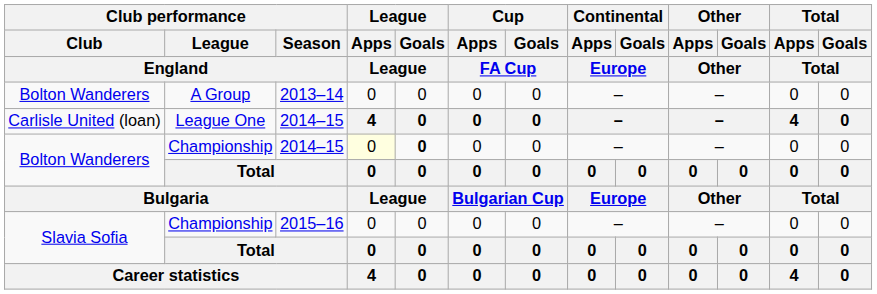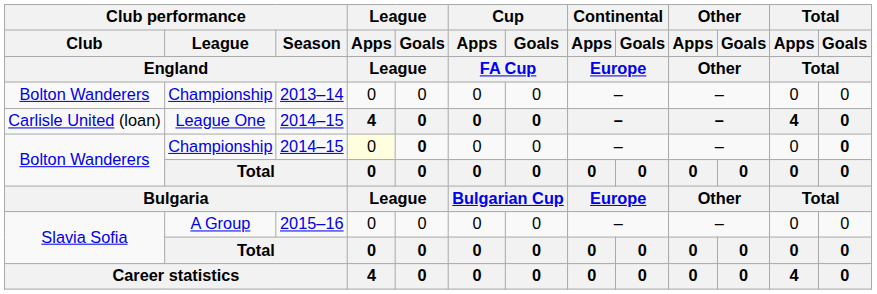(220, 95) A Group -> (220, 95) Championship
(845, 146) normal -> (845, 146) bold
(220, 224) Championship -> (220, 224) A Group
